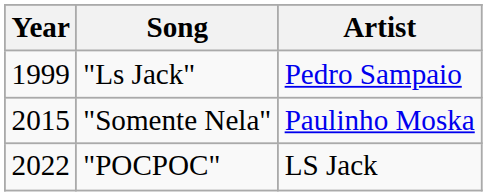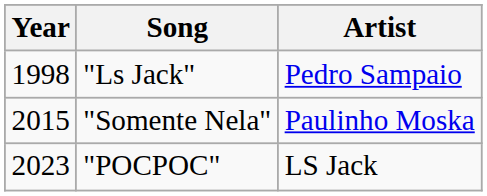(41, 73) 1999 -> (41, 73) 1998
(41, 166) 2022 -> (41, 166) 2023
